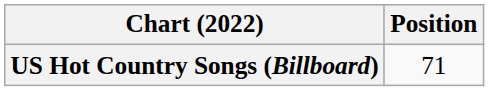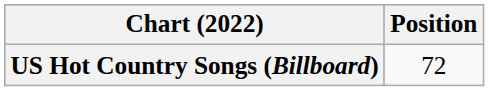(434, 64) 71 -> (434, 64) 72
